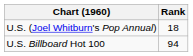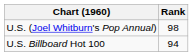(173, 28) 18 -> (173, 28) 98
